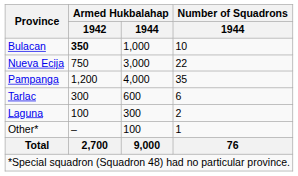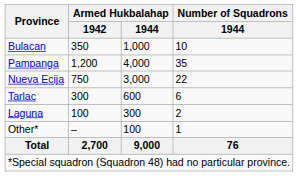(80, 46) bold -> (80, 46) normal
rows swapped: (36, 63) <-> (33, 80)
